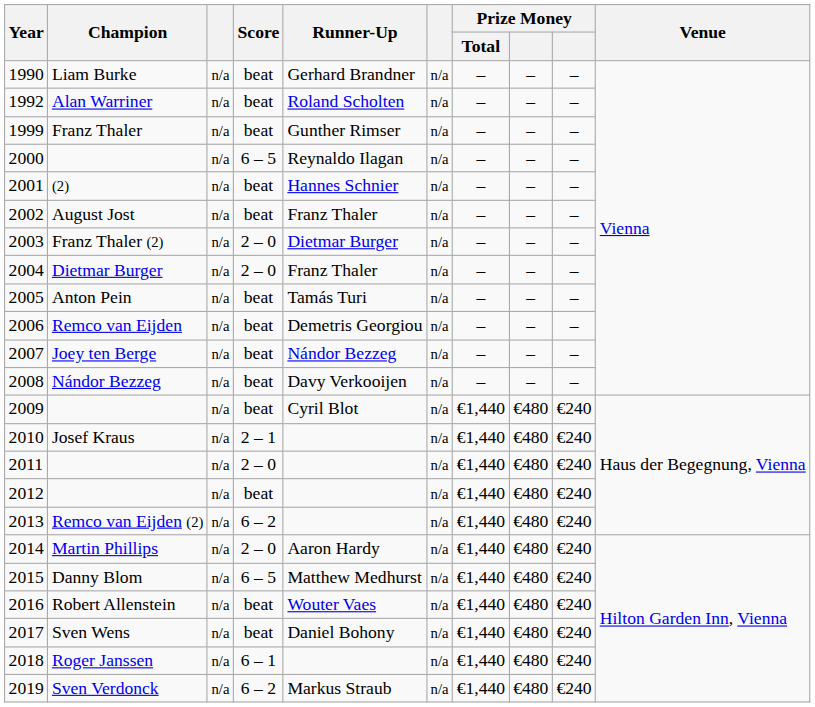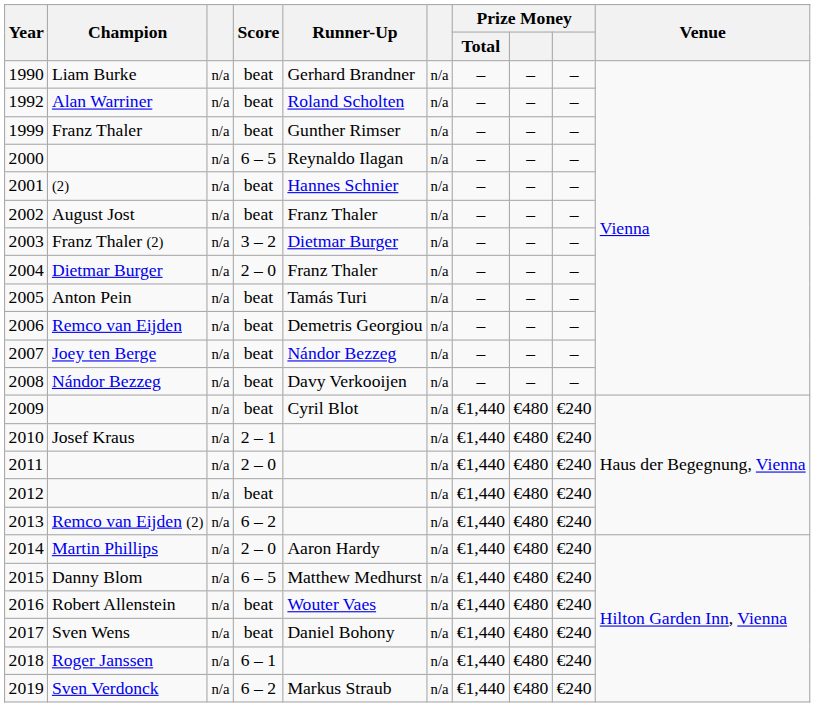(258, 241) 2 – 0 -> (258, 241) 3 – 2
